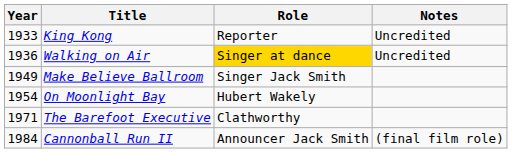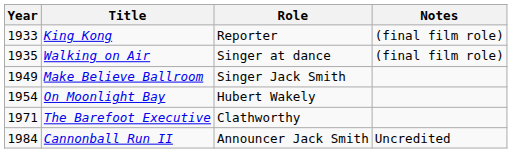(413, 35) Uncredited -> (439, 35) (final film role)
(23, 56) 1936 -> (23, 56) 1935
(274, 56) gold background -> (274, 56) no background
(413, 56) Uncredited -> (439, 56) (final film role)
(439, 138) (final film role) -> (413, 138) Uncredited
